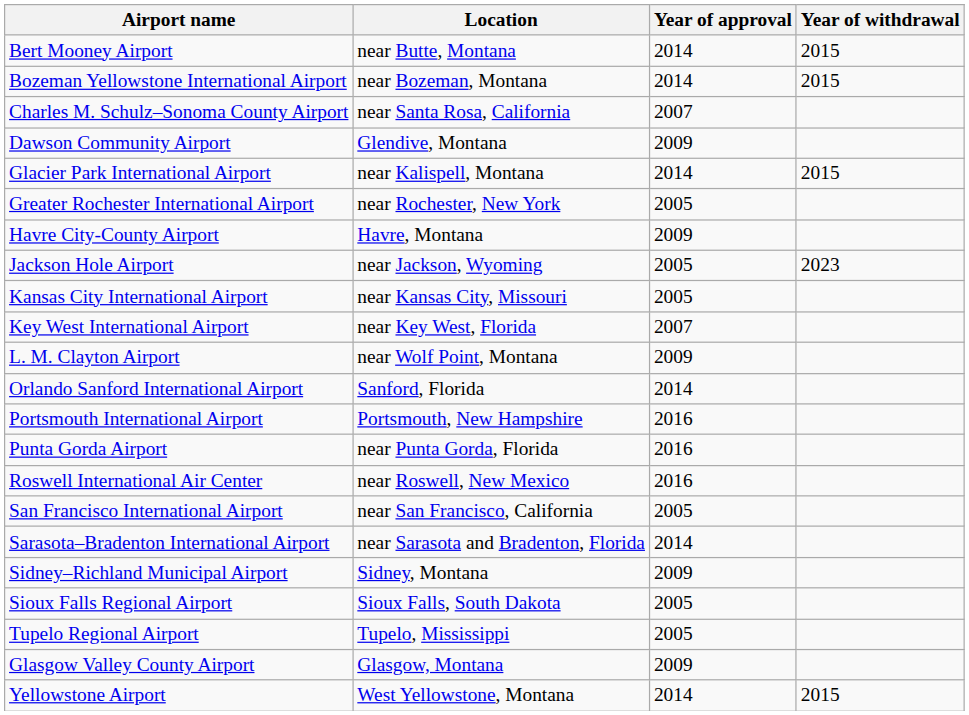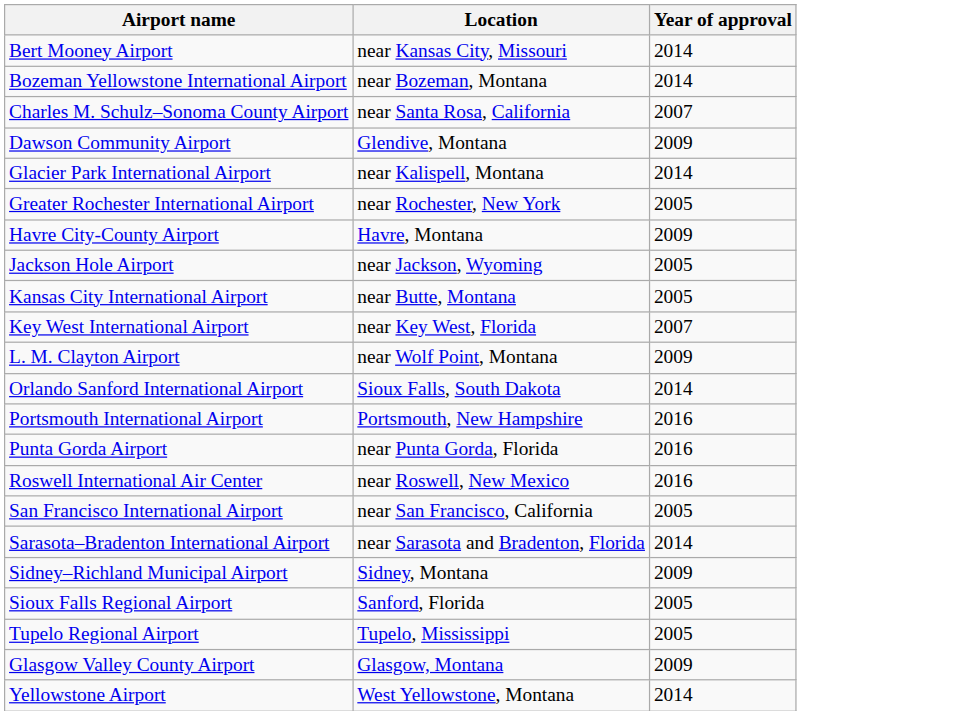- column: (880, 19)
(437, 50) near Butte, Montana -> (462, 50) near Kansas City, Missouri
(462, 296) near Kansas City, Missouri -> (437, 296) near Butte, Montana
(421, 388) Sanford, Florida -> (459, 388) Sioux Falls, South Dakota
(459, 603) Sioux Falls, South Dakota -> (421, 603) Sanford, Florida
